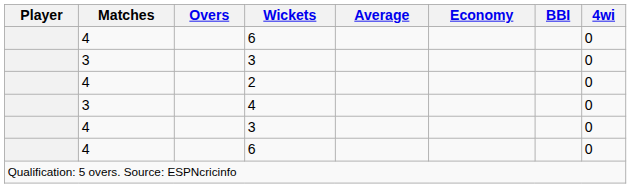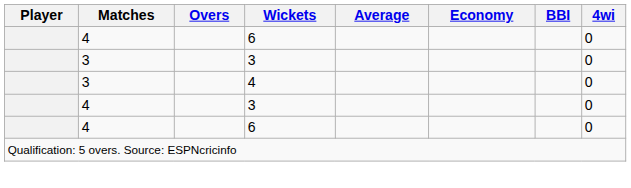- row: (86, 82)
